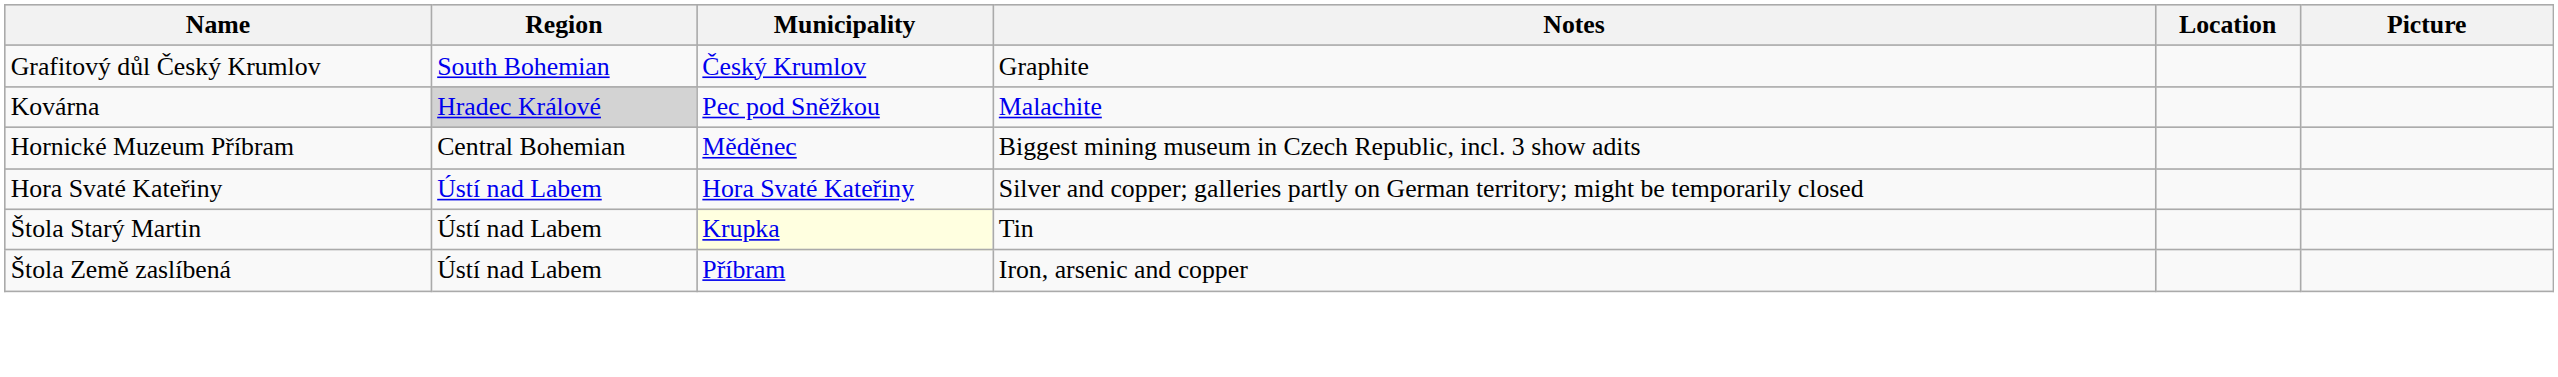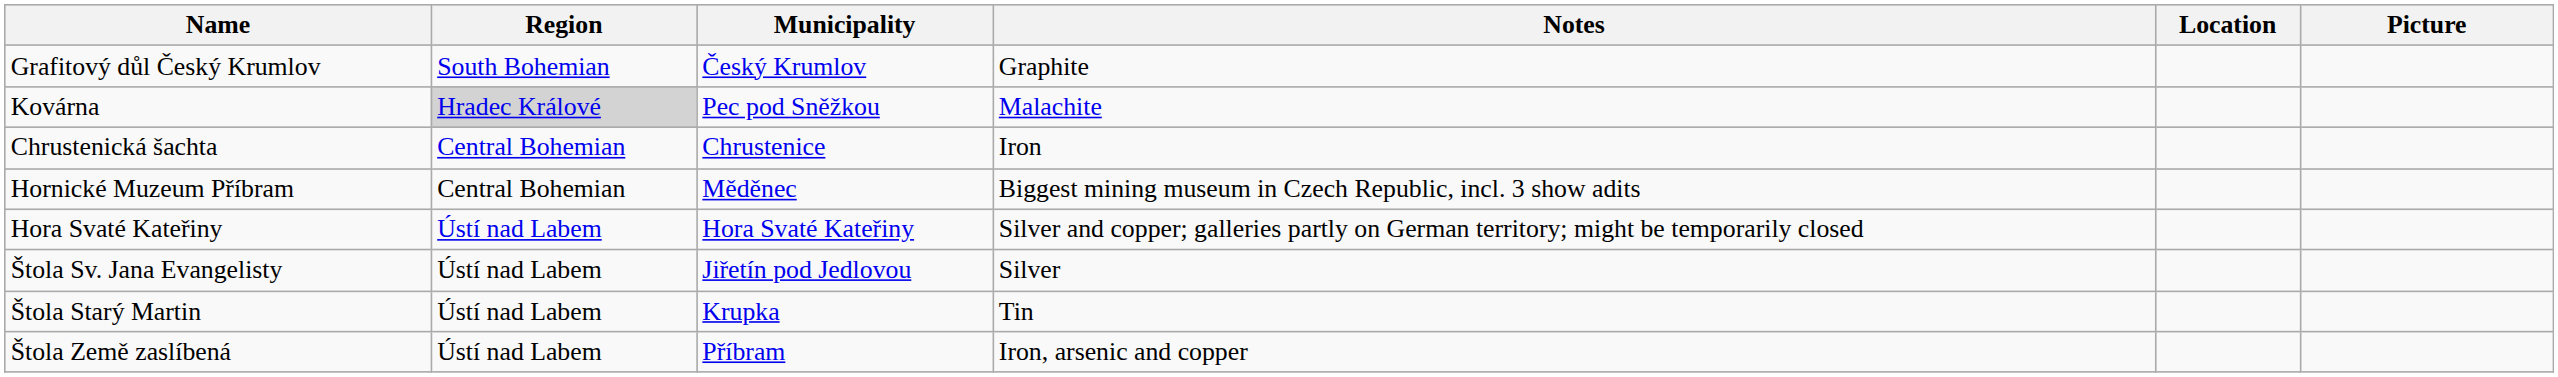+ row: (114, 147)
+ row: (147, 270)
(741, 229) lightyellow background -> (741, 310) no background
